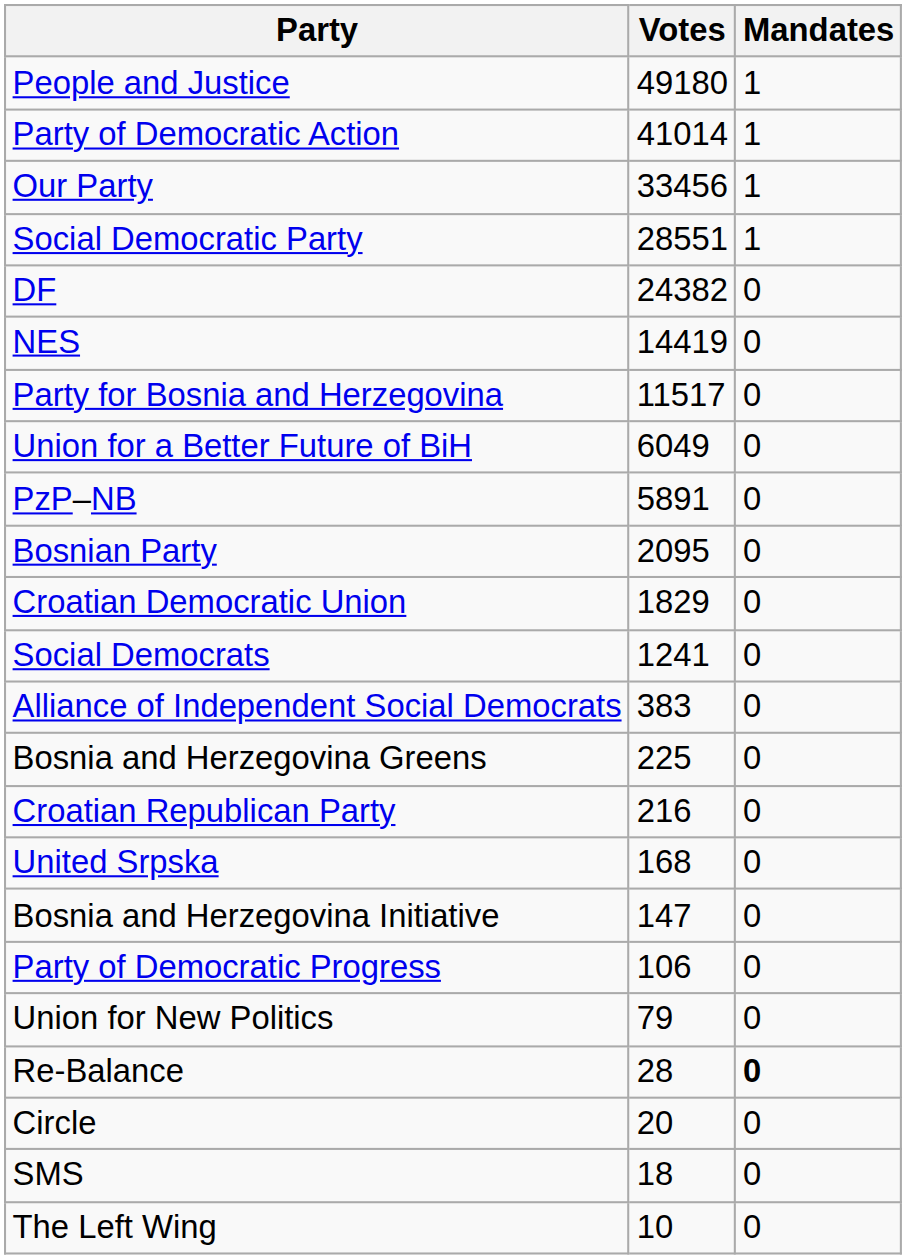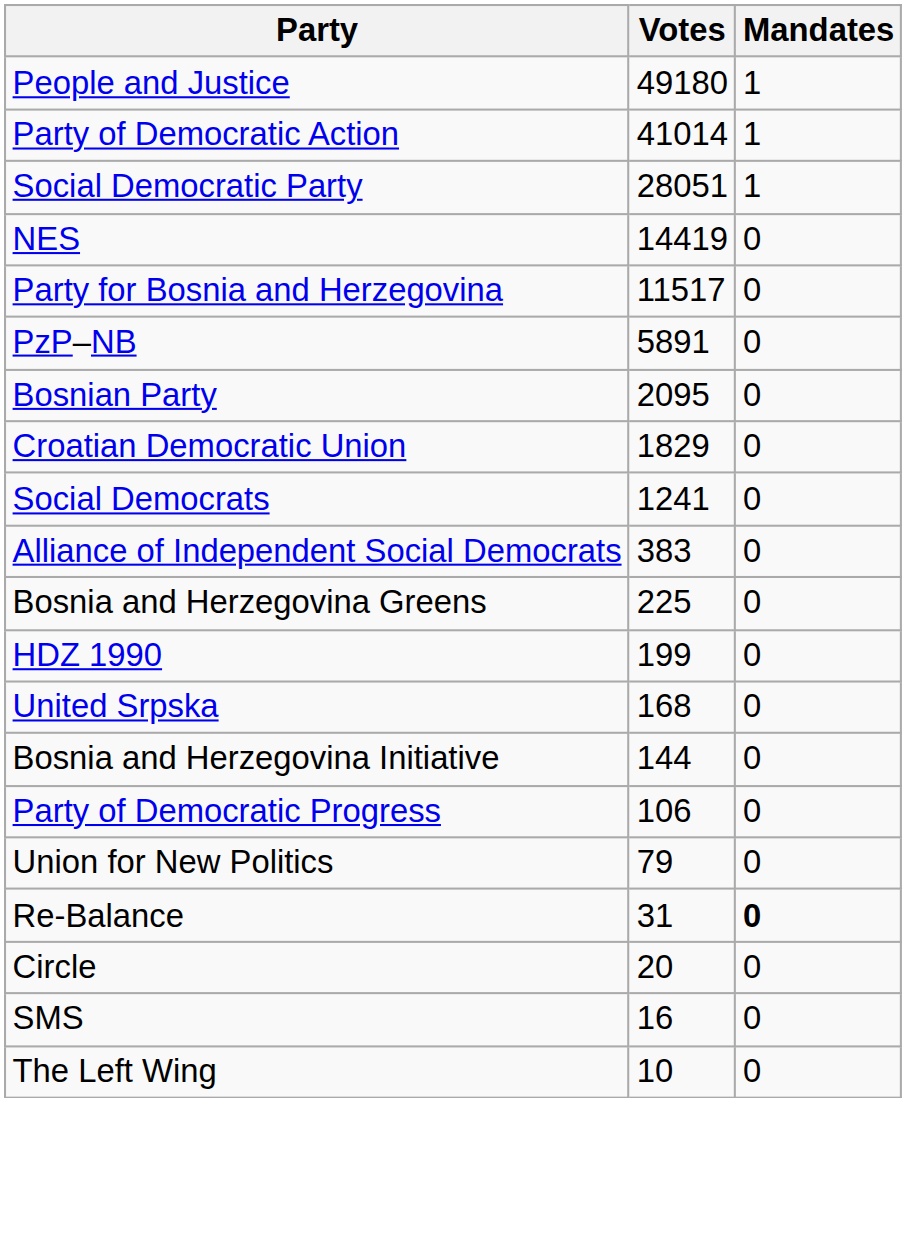- row: (83, 186)
(682, 238) 28551 -> (682, 186) 28051
- row: (34, 290)
- row: (242, 446)
- row: (204, 810)
+ row: (87, 654)
(664, 914) 147 -> (664, 758) 144
(655, 1070) 28 -> (655, 914) 31
(655, 1174) 18 -> (655, 1018) 16
